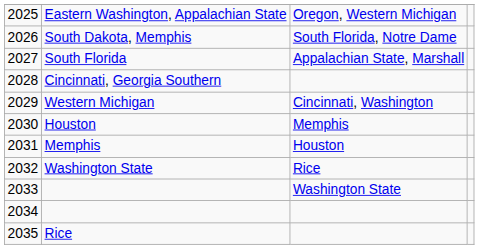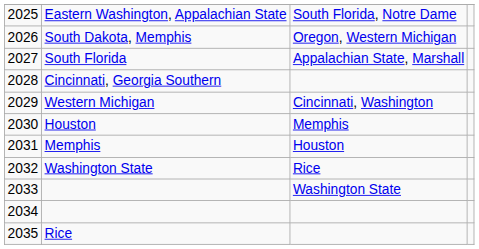(375, 15) Oregon, Western Michigan -> (375, 15) South Florida, Notre Dame
(375, 37) South Florida, Notre Dame -> (375, 37) Oregon, Western Michigan
